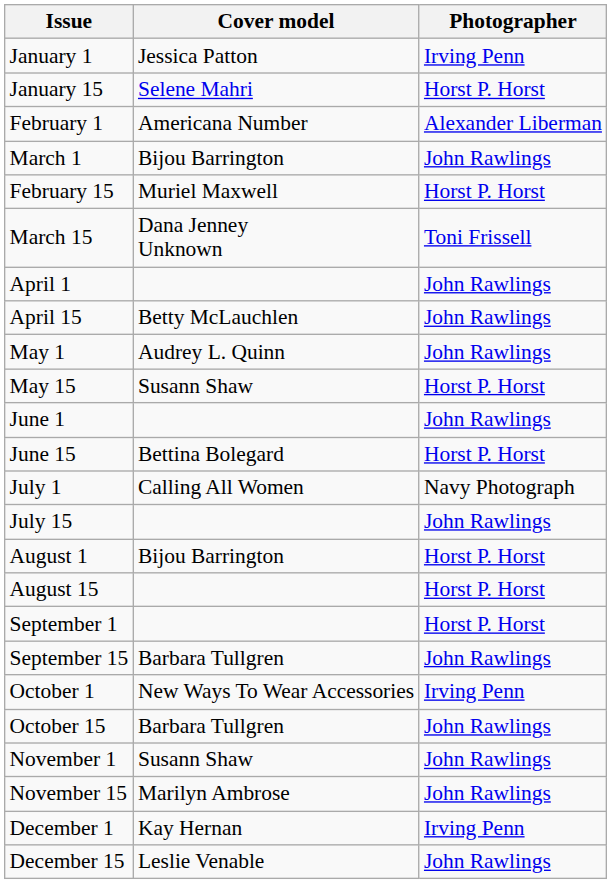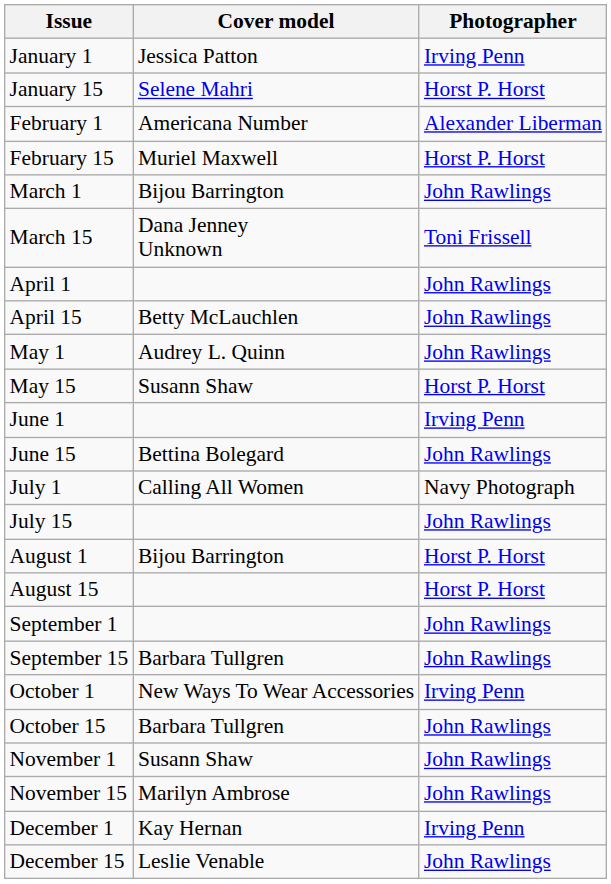rows swapped: (62, 191) <-> (46, 157)
(487, 419) John Rawlings -> (474, 419) Irving Penn
(484, 453) Horst P. Horst -> (487, 453) John Rawlings
(484, 623) Horst P. Horst -> (487, 623) John Rawlings
